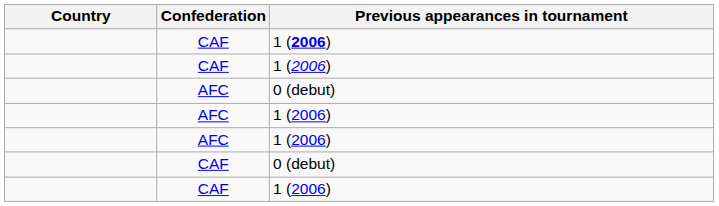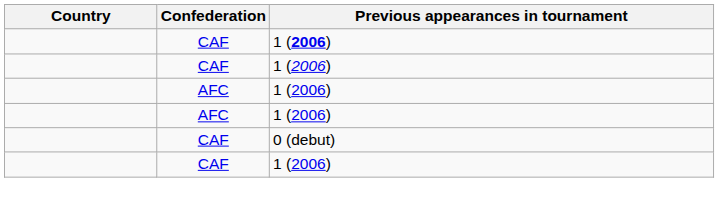- row: (213, 90)
